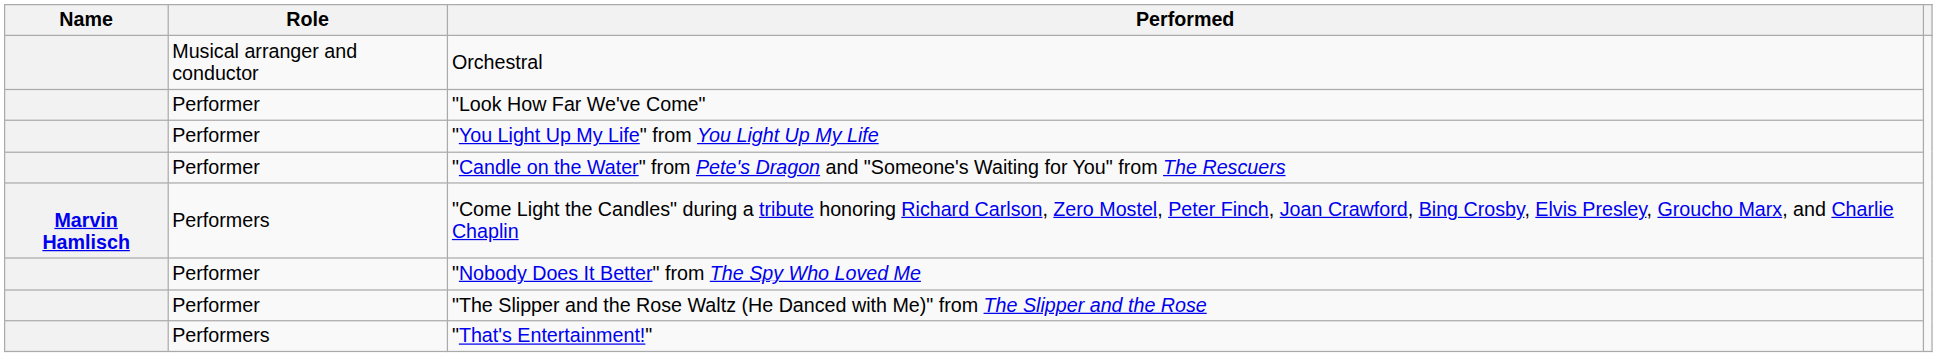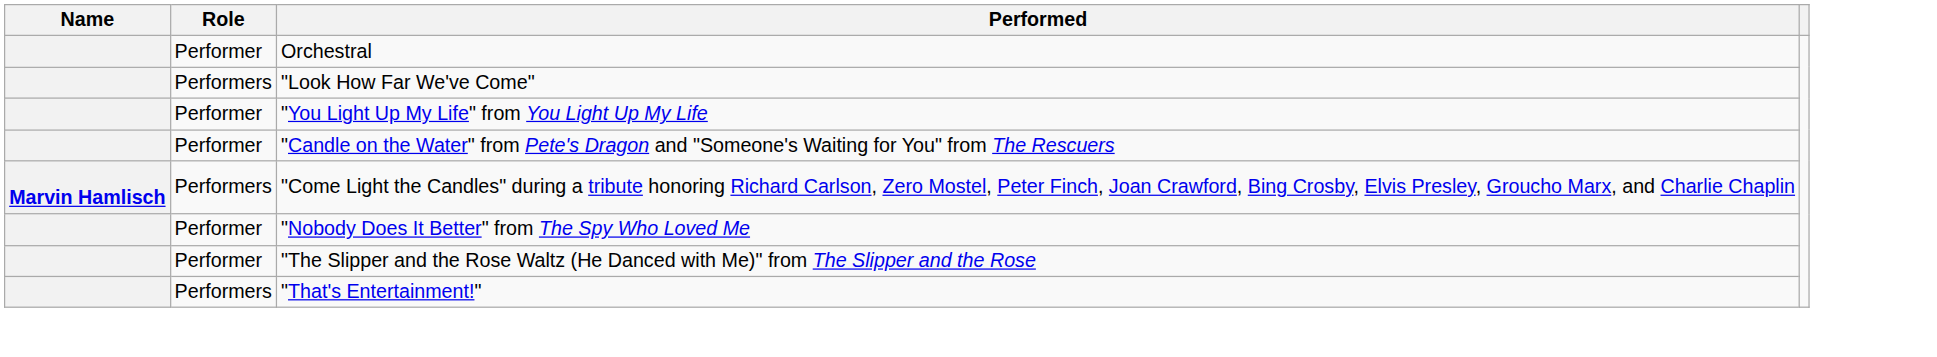(265, 62) Musical arranger and conductor -> (218, 51) Performer
(216, 104) Performer -> (223, 82) Performers
